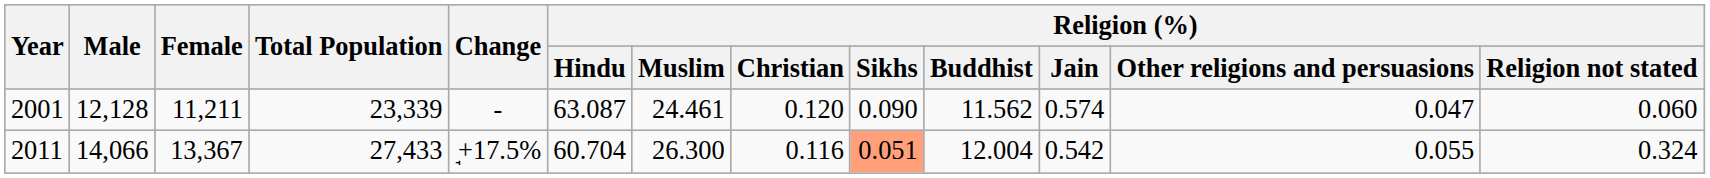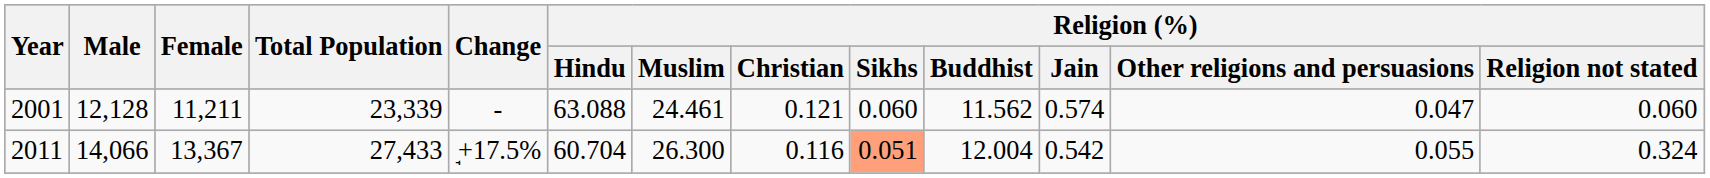(590, 109) 63.087 -> (590, 109) 63.088
(814, 109) 0.120 -> (814, 109) 0.121
(888, 109) 0.090 -> (888, 109) 0.060
